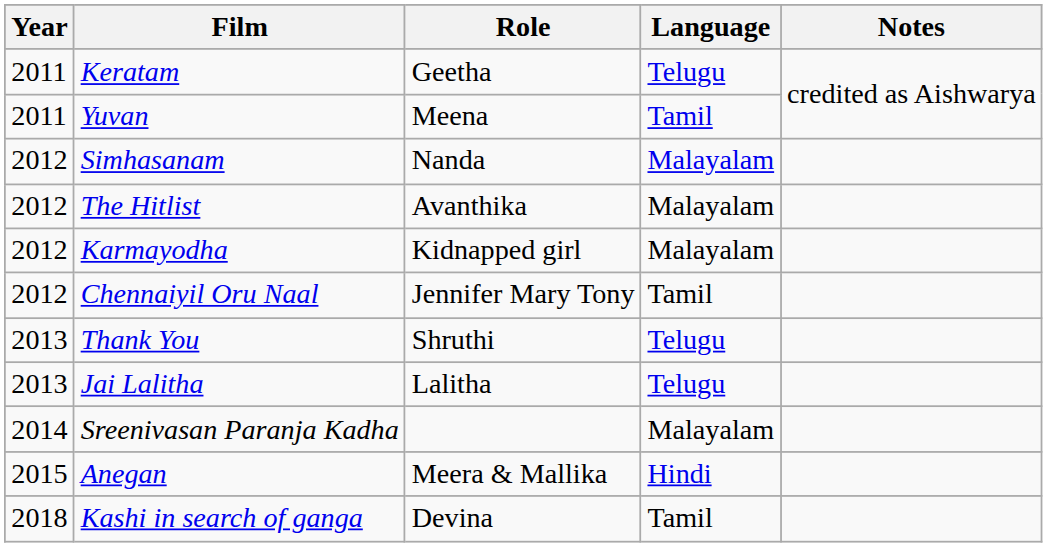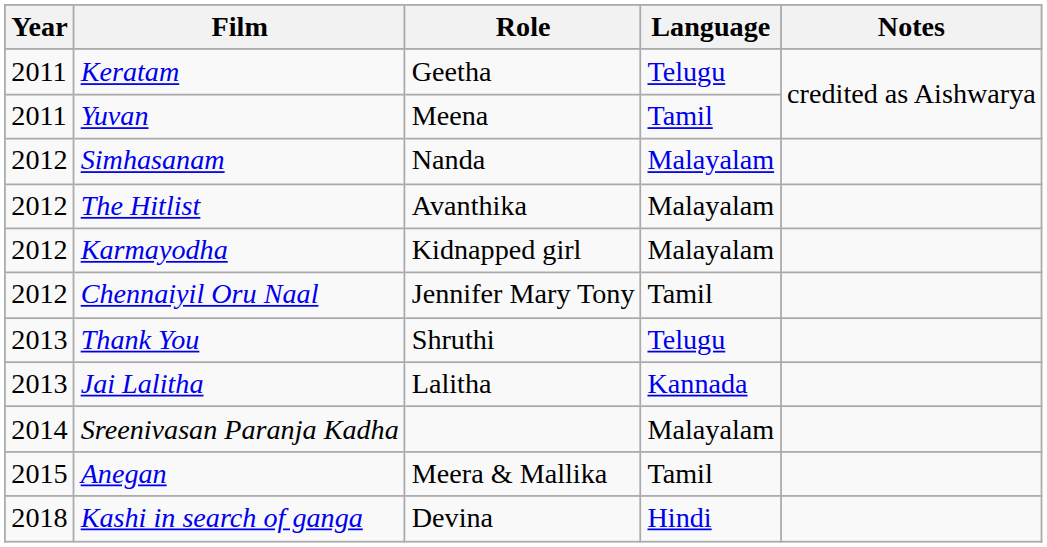(686, 384) Telugu -> (698, 384) Kannada
(680, 473) Hindi -> (680, 473) Tamil
(680, 518) Tamil -> (680, 518) Hindi
